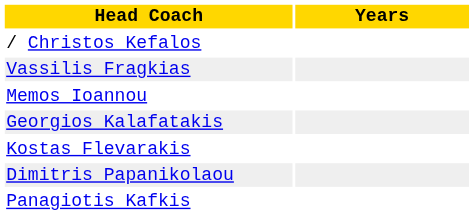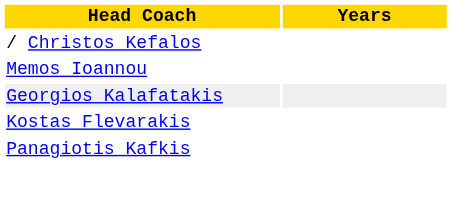- row: (98, 69)
- row: (120, 175)
